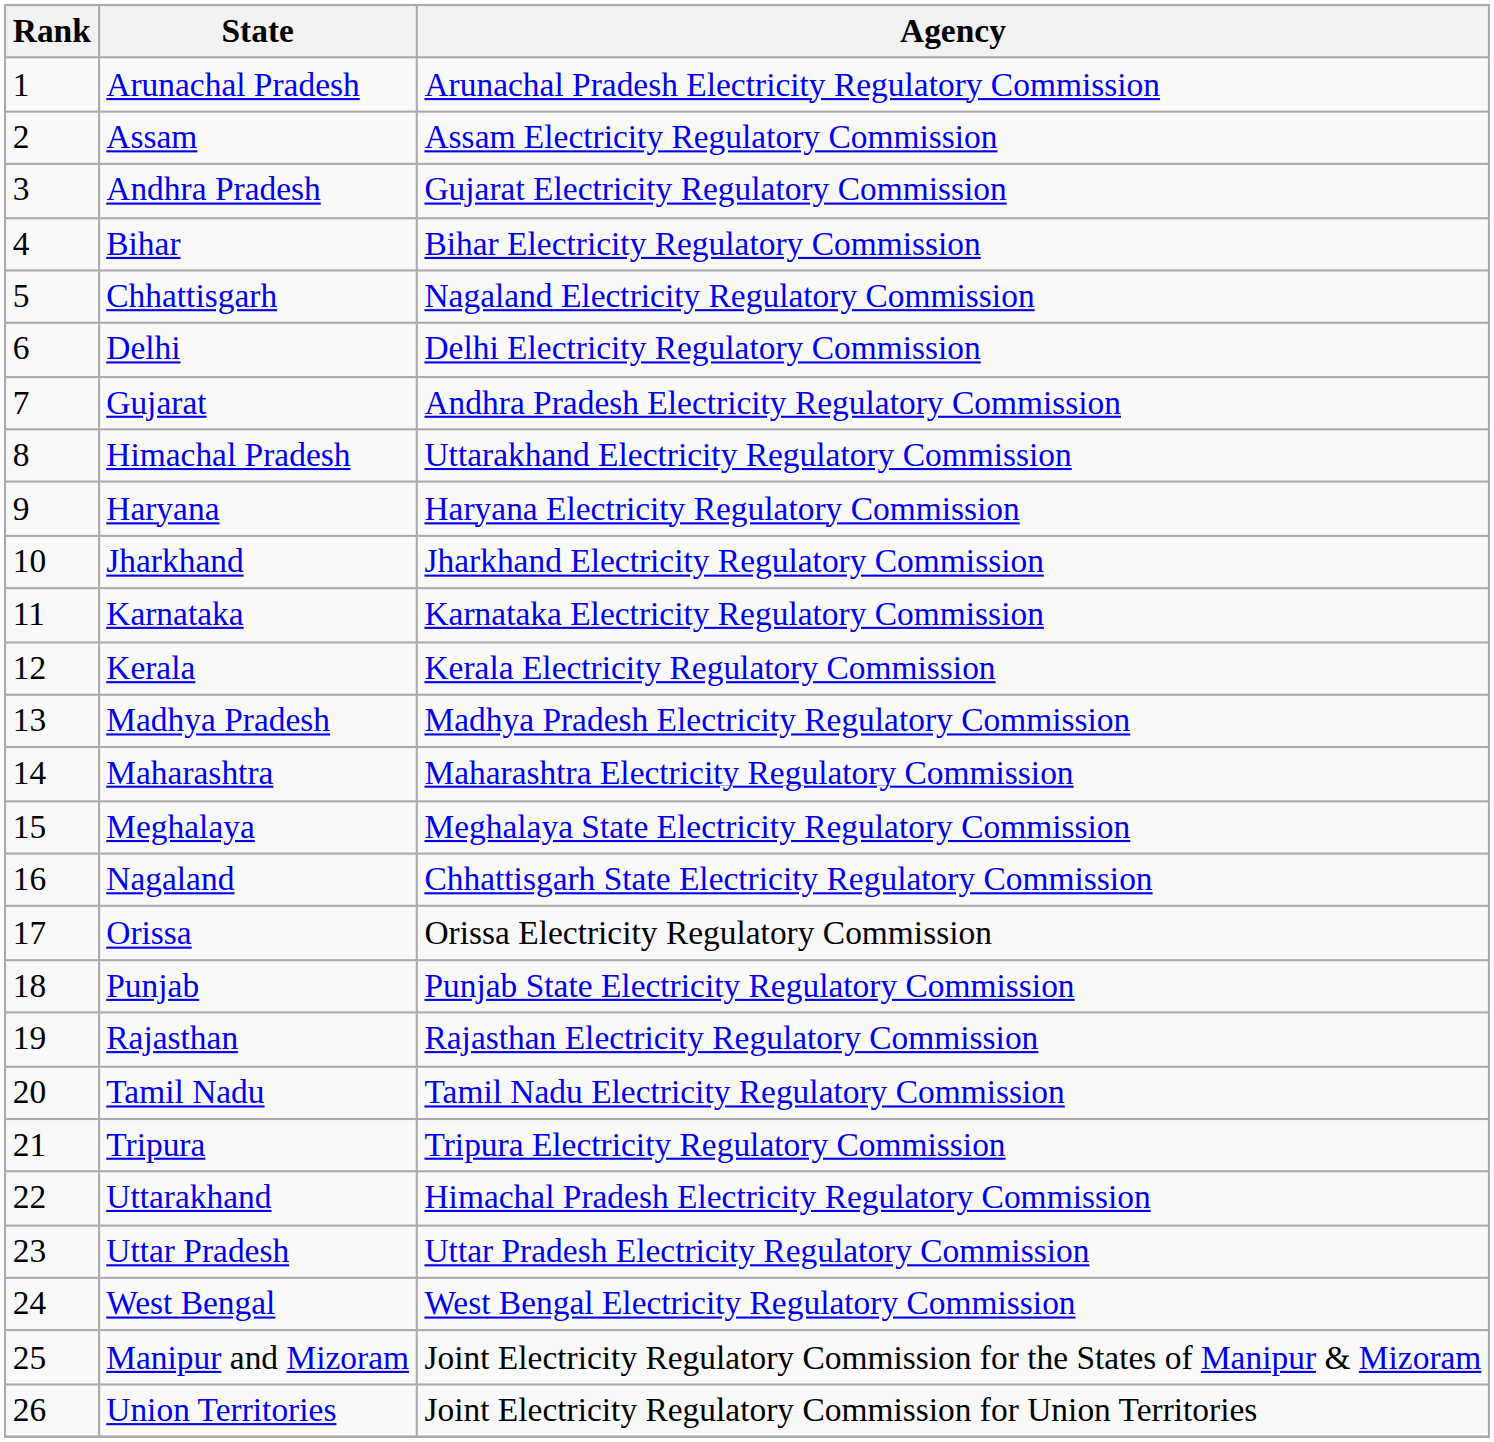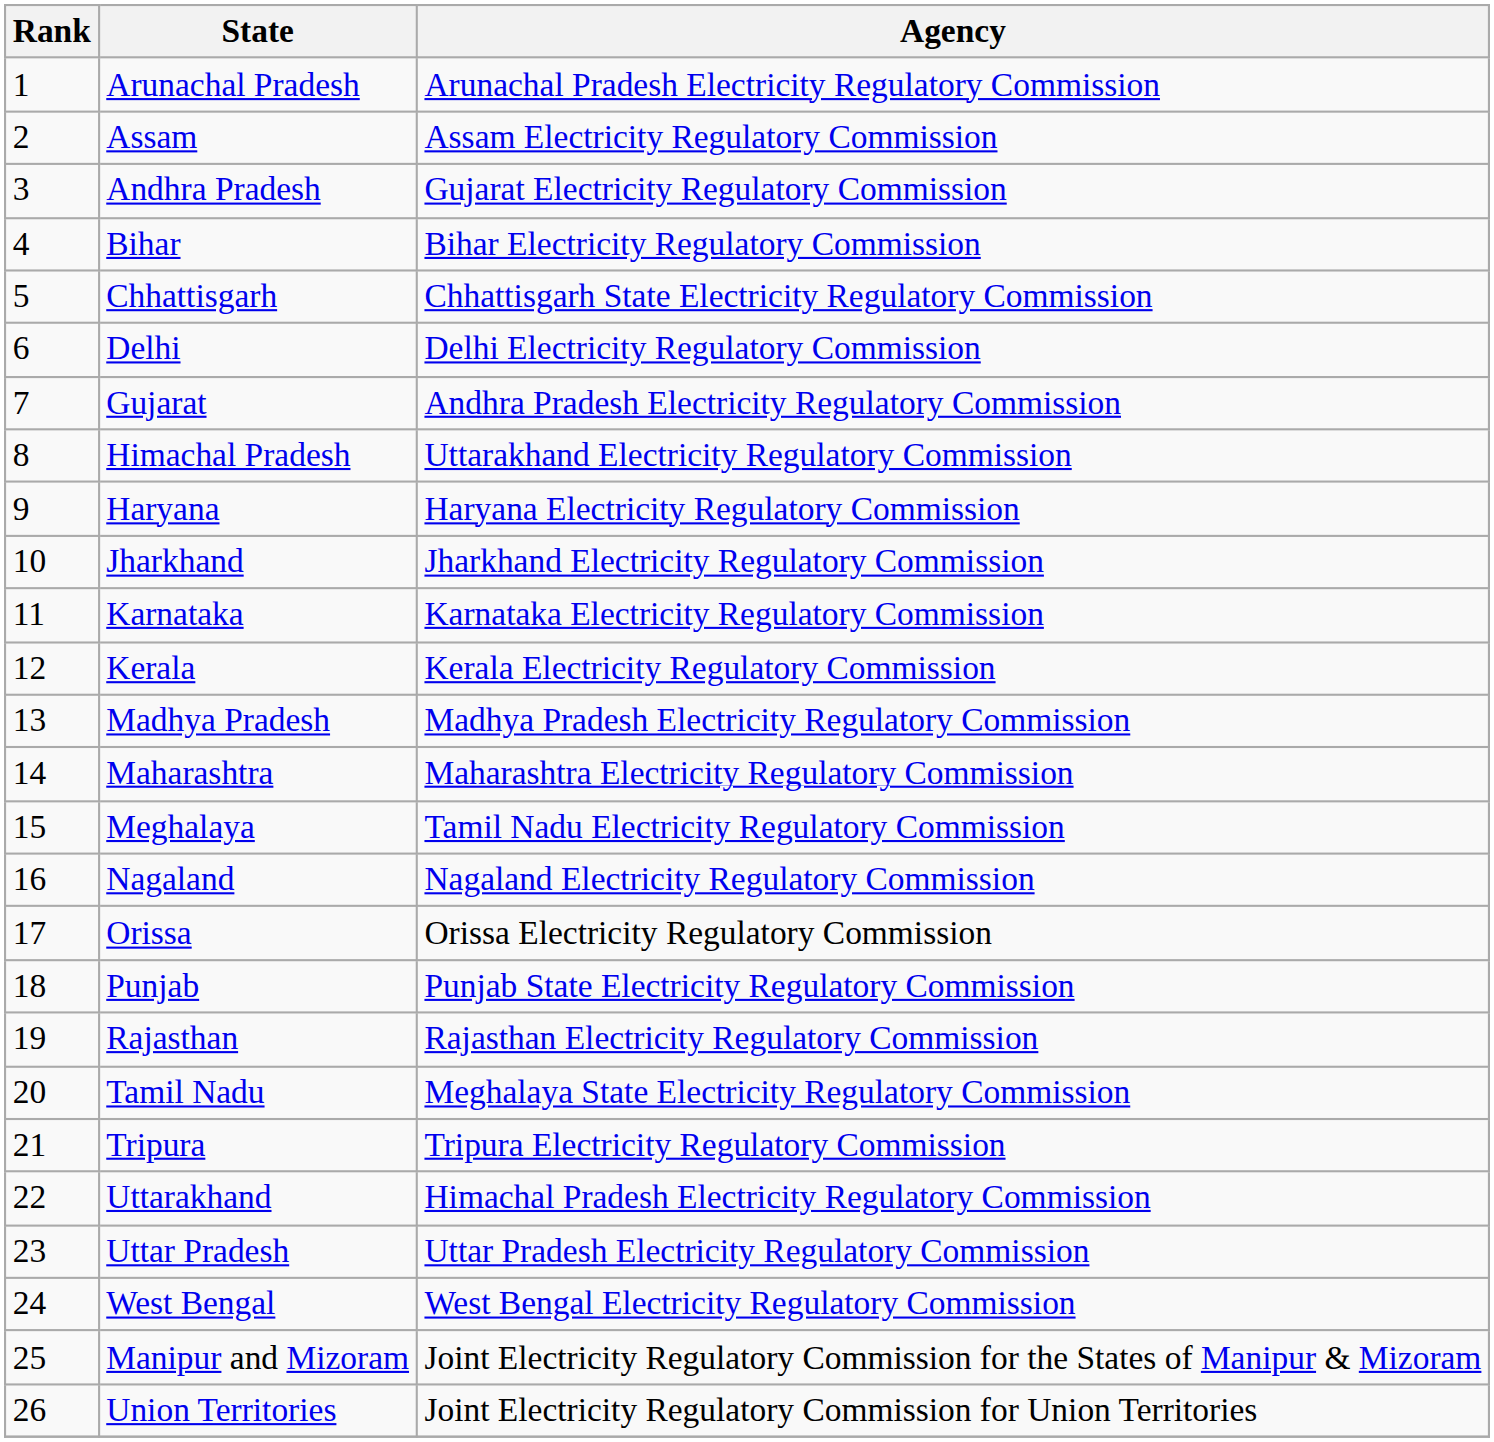(730, 296) Nagaland Electricity Regulatory Commission -> (789, 296) Chhattisgarh State Electricity Regulatory Commission
(777, 826) Meghalaya State Electricity Regulatory Commission -> (745, 826) Tamil Nadu Electricity Regulatory Commission
(789, 879) Chhattisgarh State Electricity Regulatory Commission -> (730, 879) Nagaland Electricity Regulatory Commission
(745, 1091) Tamil Nadu Electricity Regulatory Commission -> (777, 1091) Meghalaya State Electricity Regulatory Commission
